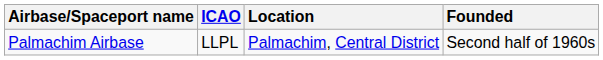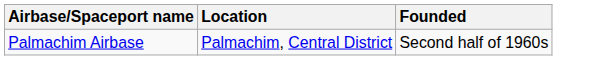- column: (221, 17)
